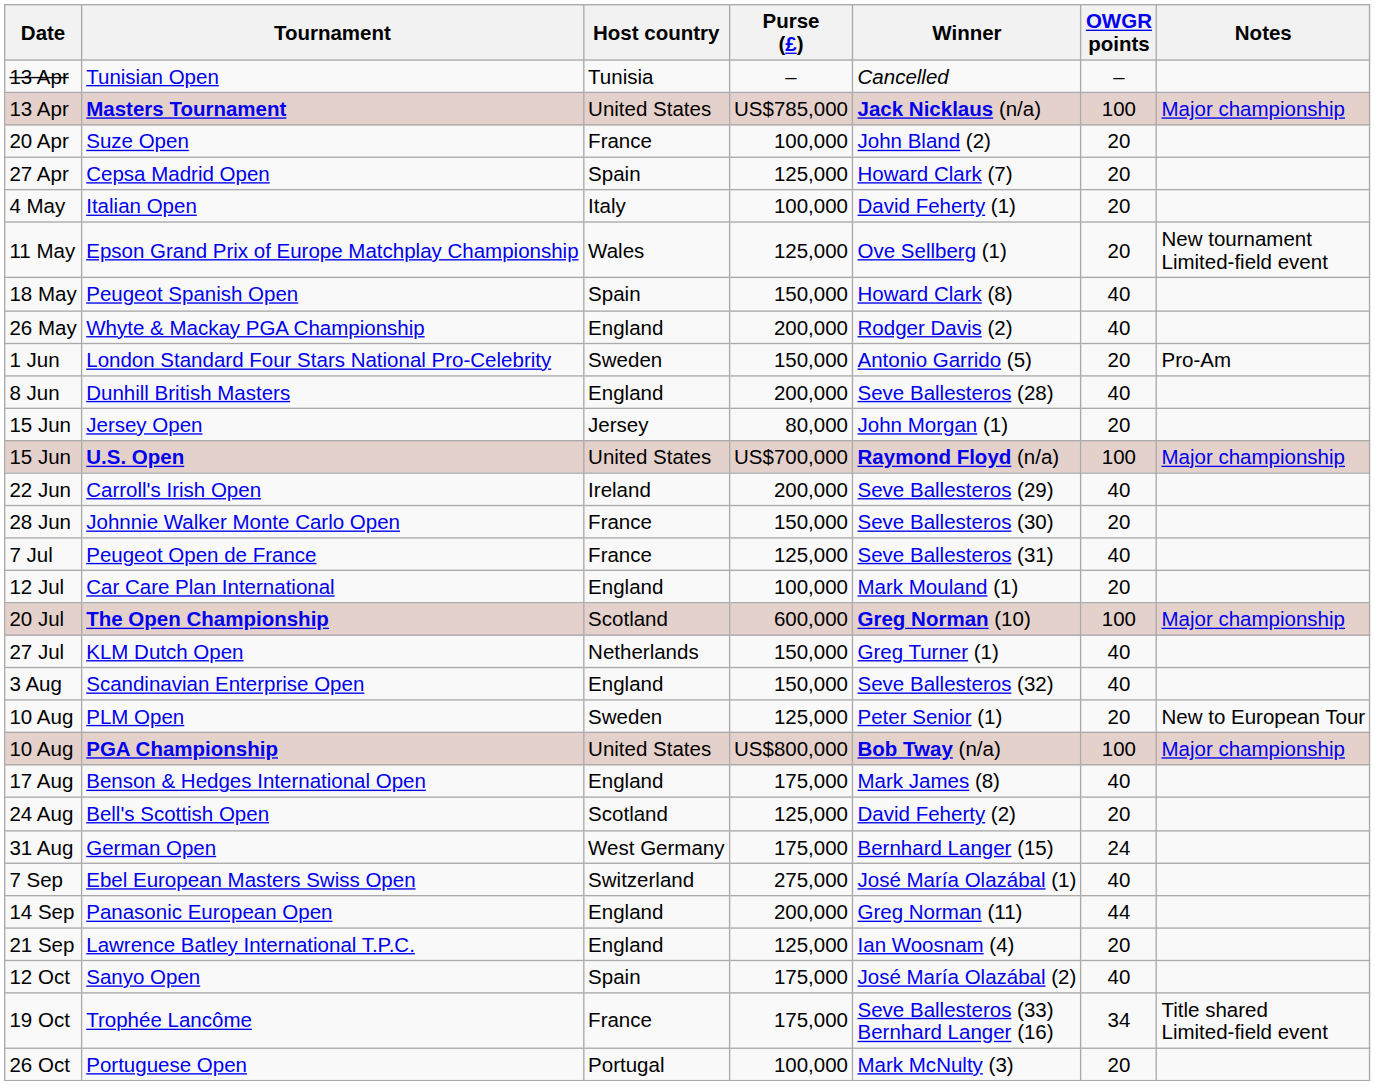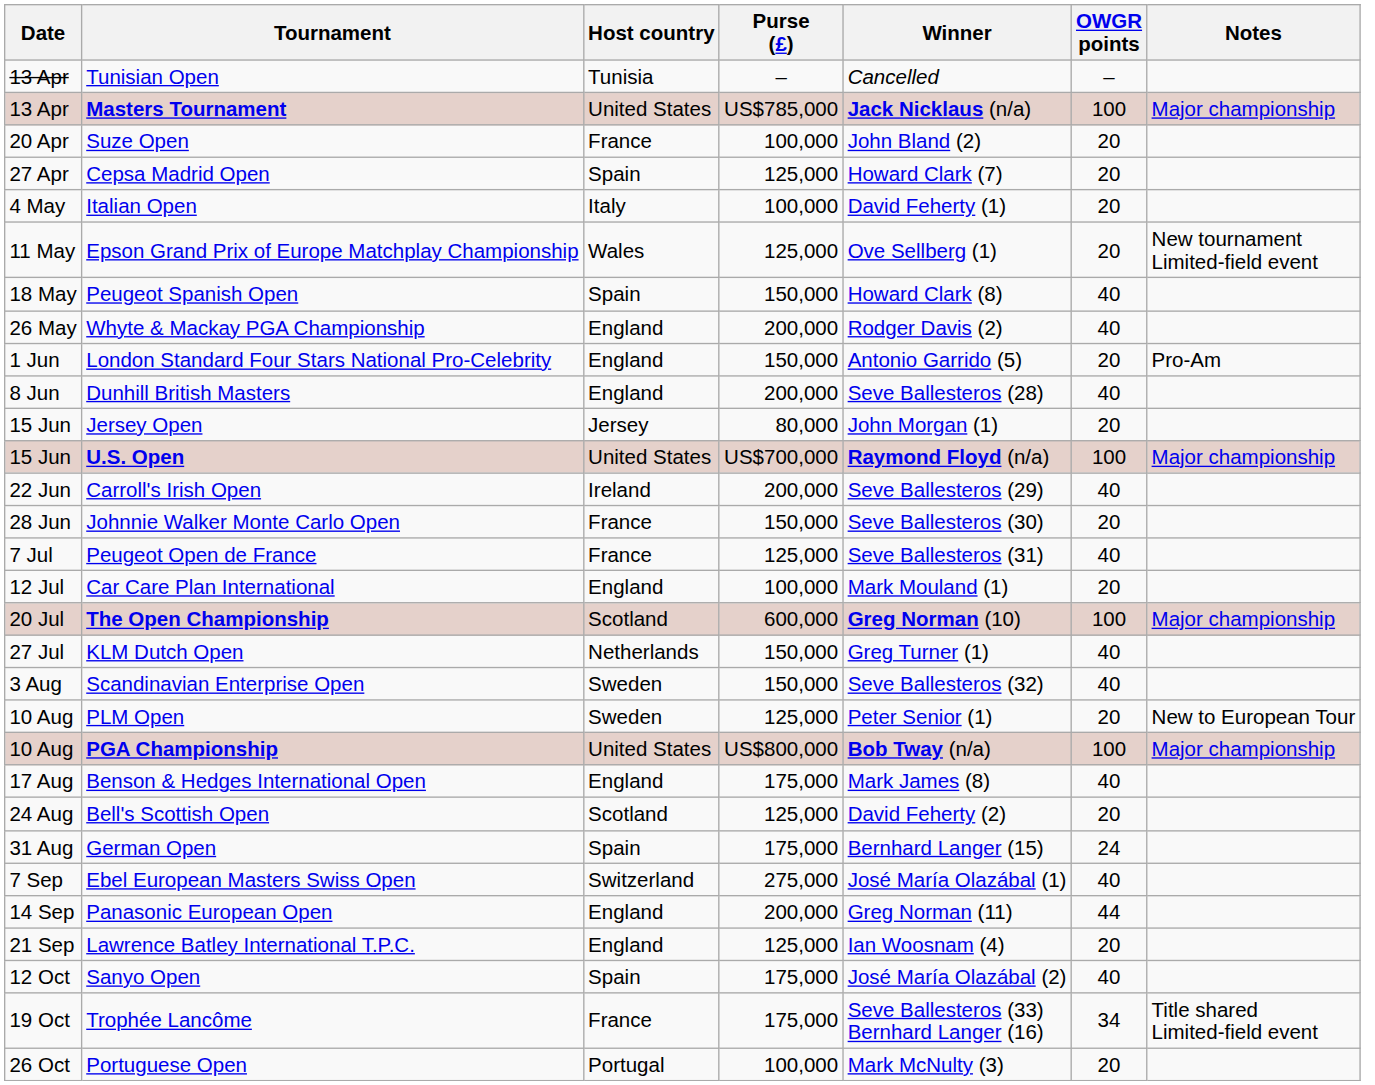(625, 359) Sweden -> (626, 359) England
(626, 684) England -> (625, 684) Sweden
(656, 847) West Germany -> (614, 847) Spain
